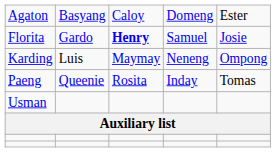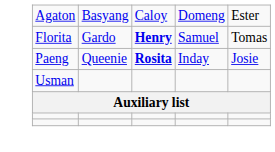(233, 37) Josie -> (249, 37) Tomas
- row: (30, 59)
(129, 80) normal -> (153, 59) bold
(238, 80) Tomas -> (245, 59) Josie
